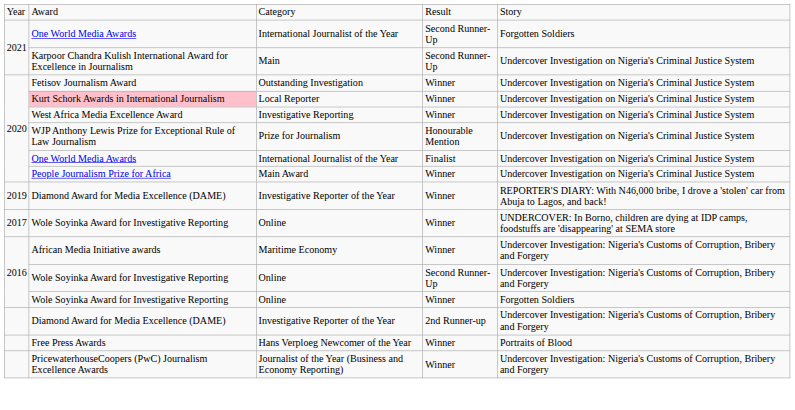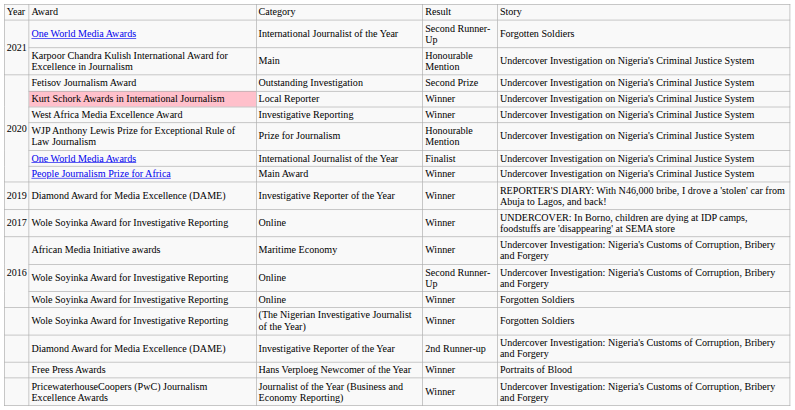(458, 61) Second Runner-Up -> (449, 61) Honourable Mention
(440, 83) Winner -> (452, 83) Second Prize
+ row: (17, 321)
